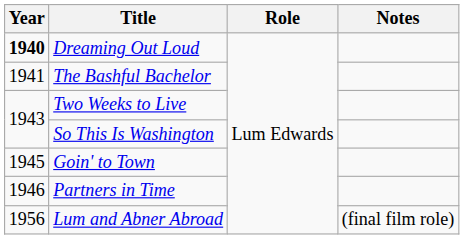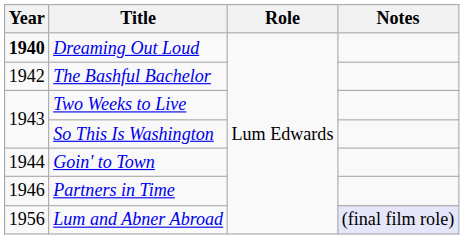(27, 76) 1941 -> (27, 76) 1942
(27, 162) 1945 -> (27, 162) 1944
(398, 219) no background -> (398, 219) lavender background
